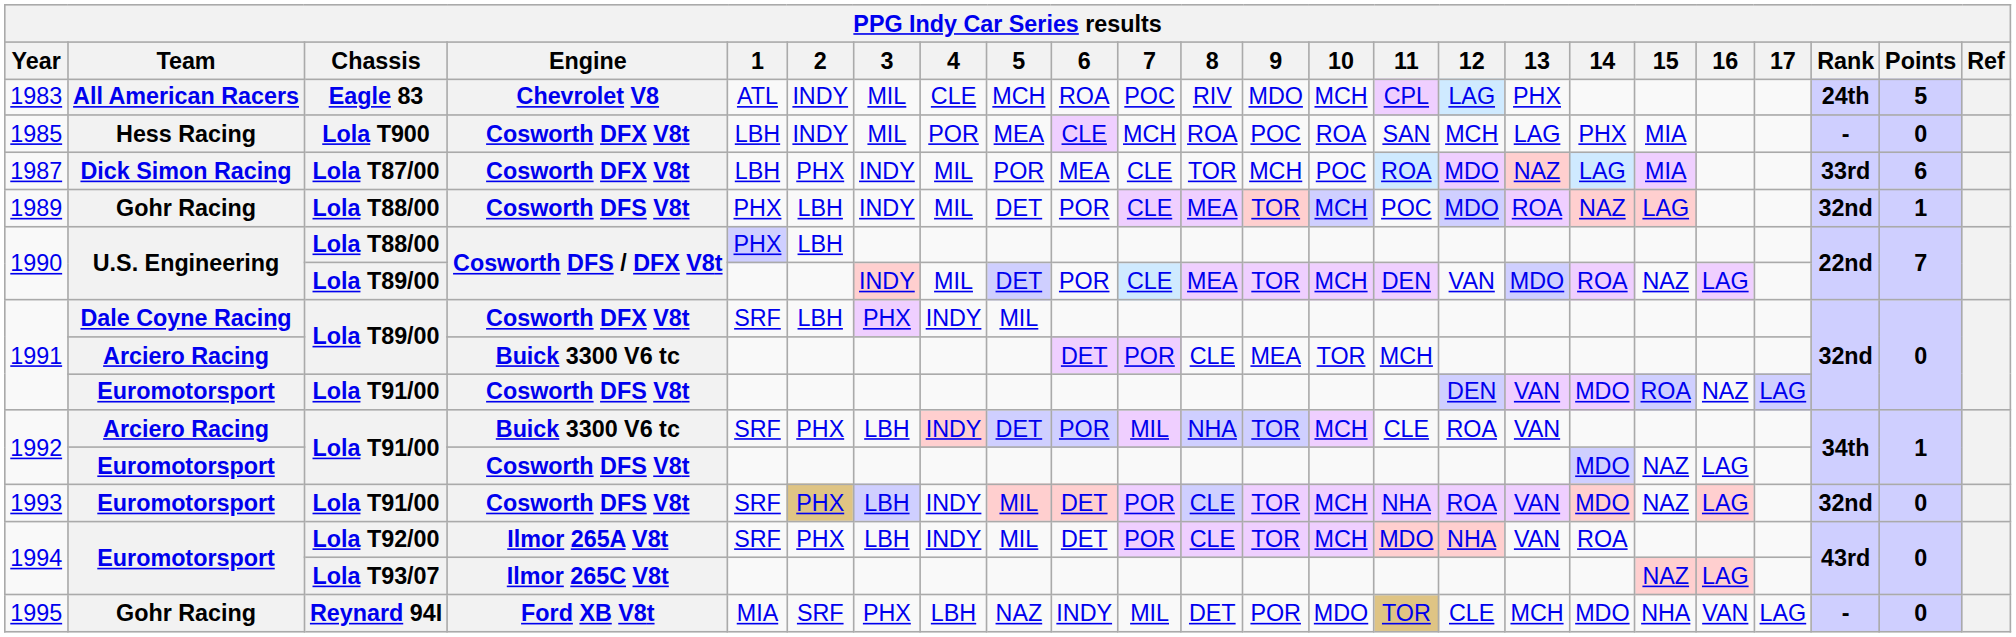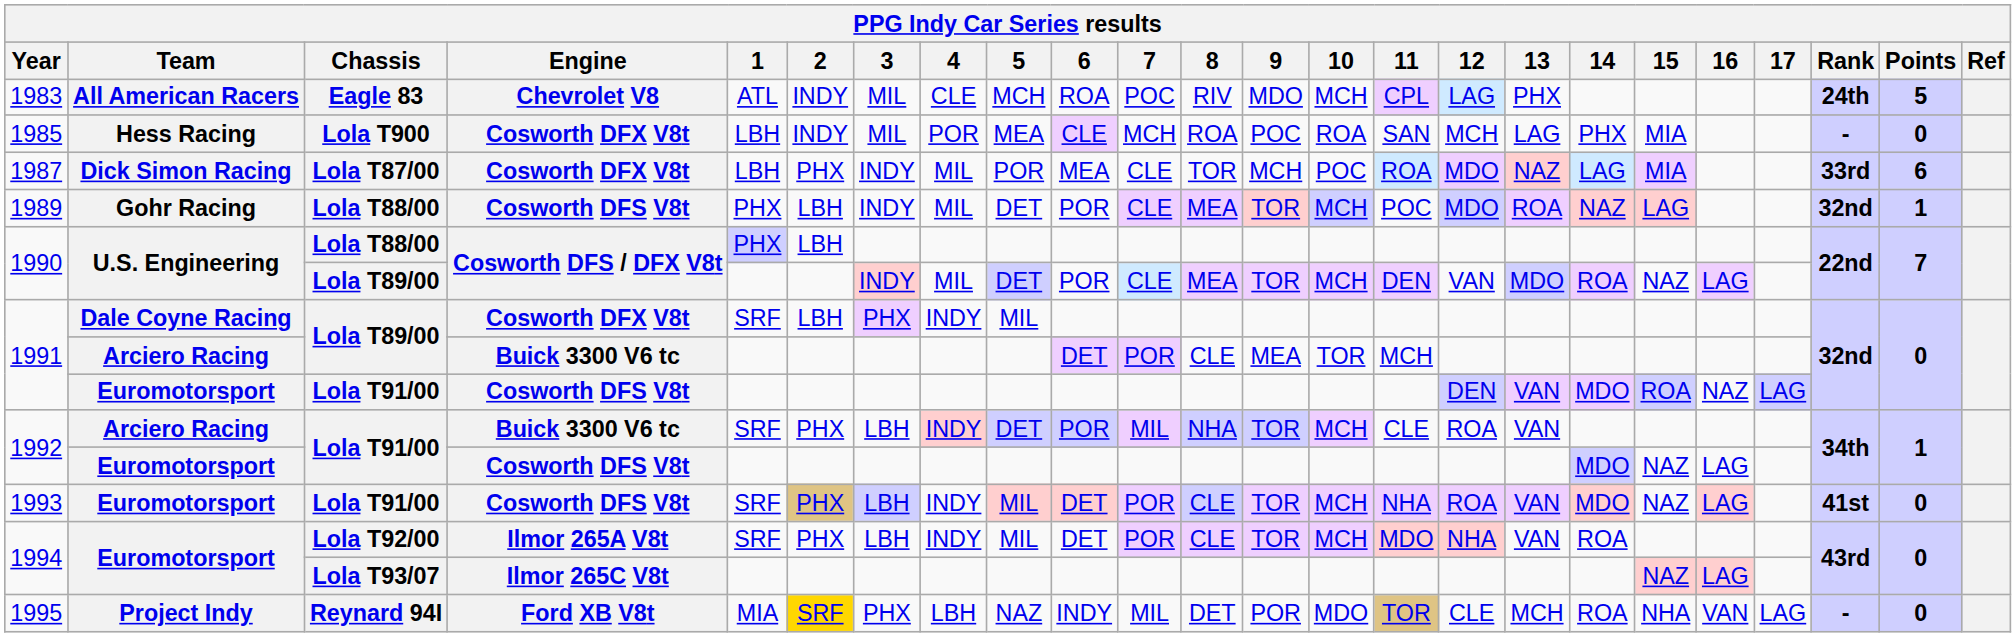(1846, 503) 32nd -> (1846, 503) 41st
(186, 613) Gohr Racing -> (186, 613) Project Indy
(820, 613) no background -> (820, 613) gold background
(1602, 613) MDO -> (1602, 613) ROA
